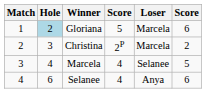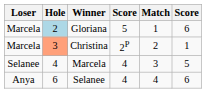columns swapped: (21, 12) <-> (153, 12)
(50, 46) no background -> (55, 46) lightsalmon background
(187, 46) 2 -> (187, 46) 1
